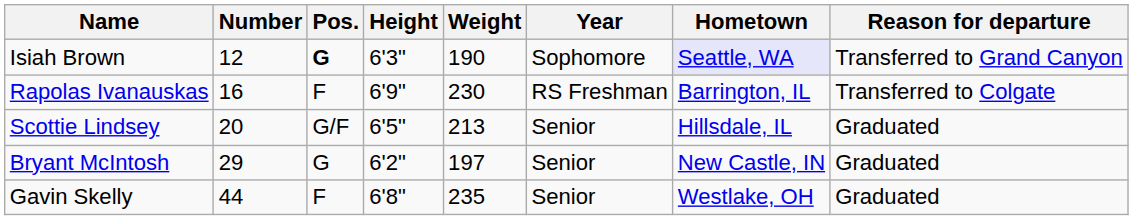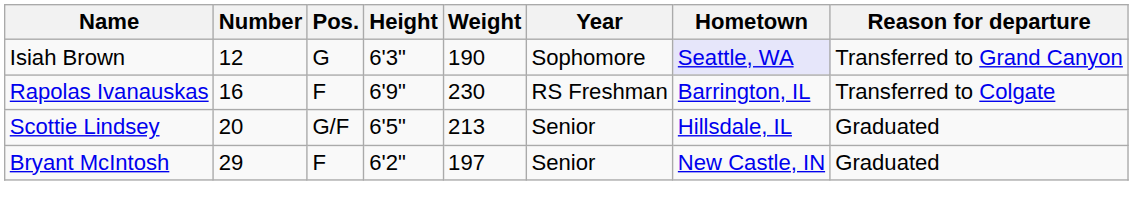(321, 57) bold -> (321, 57) normal
(321, 162) G -> (319, 162) F
- row: (71, 197)
